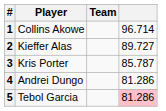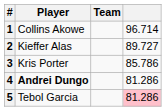(138, 64) 85.787 -> (142, 64) 85.786
(50, 81) normal -> (53, 81) bold
